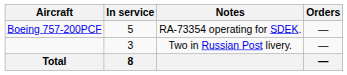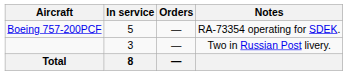columns swapped: (323, 12) <-> (230, 12)
